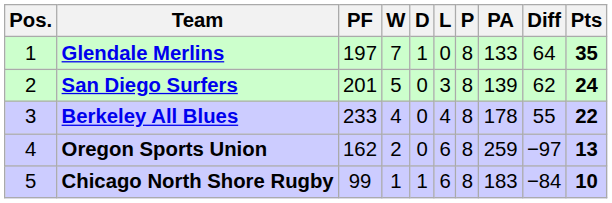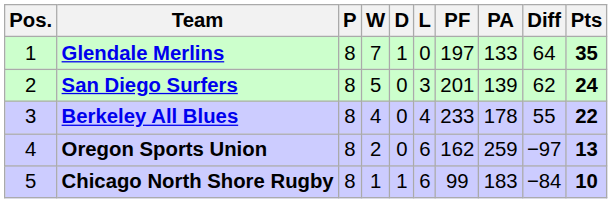columns swapped: (468, 20) <-> (360, 20)
